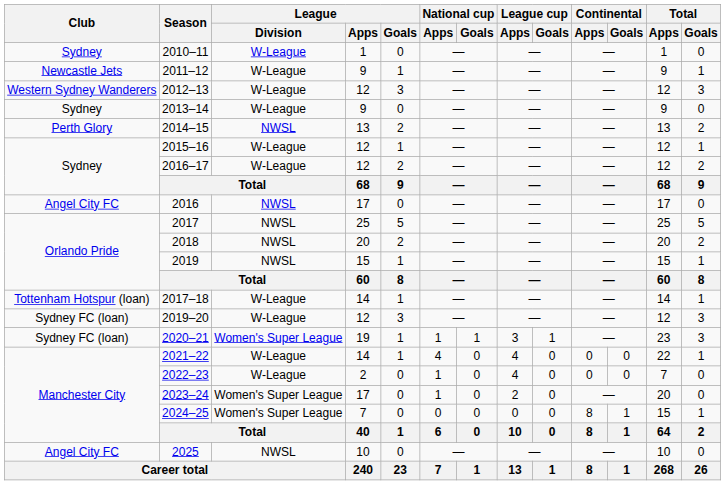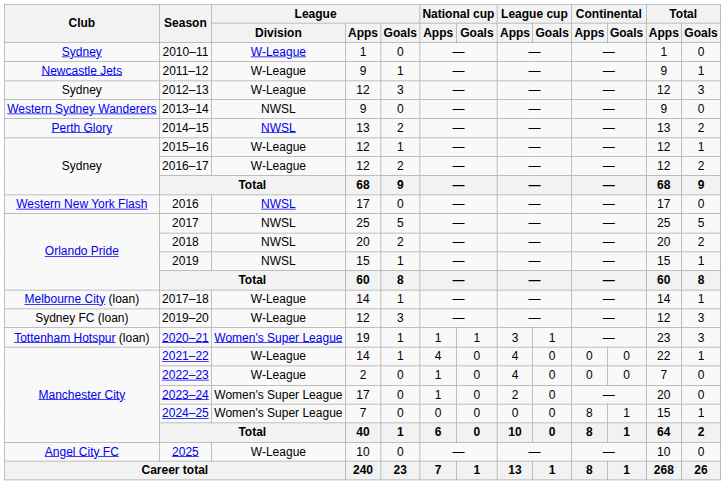(82, 90) Western Sydney Wanderers -> (82, 90) Sydney
(82, 109) Sydney -> (82, 109) Western Sydney Wanderers
(278, 109) W-League -> (278, 109) NWSL
(82, 204) Angel City FC -> (82, 204) Western New York Flash
(82, 299) Tottenham Hotspur (loan) -> (82, 299) Melbourne City (loan)
(82, 337) Sydney FC (loan) -> (82, 337) Tottenham Hotspur (loan)
(278, 451) NWSL -> (278, 451) W-League
